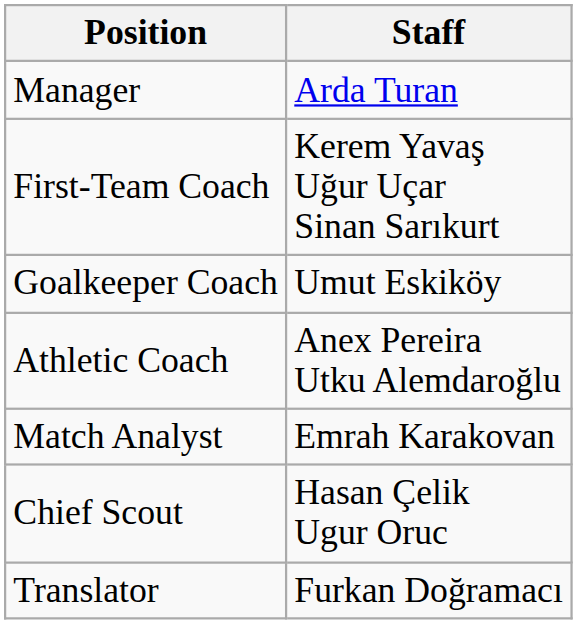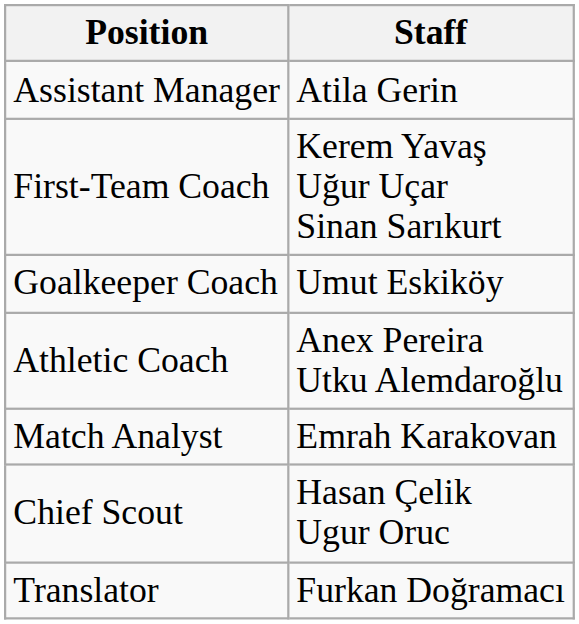- row: (77, 89)
+ row: (147, 89)
